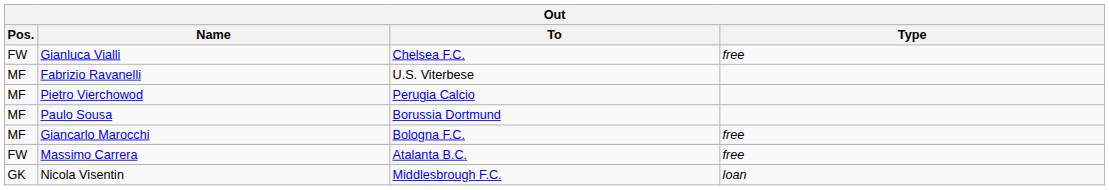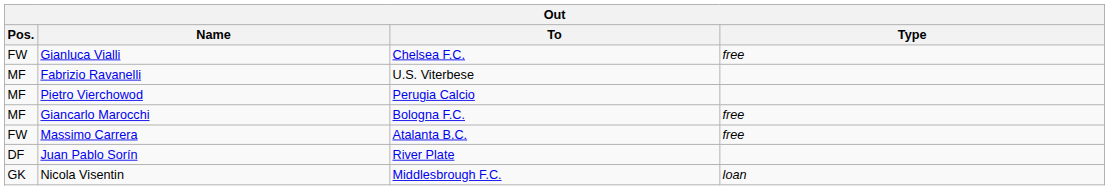- row: (76, 115)
+ row: (89, 155)
